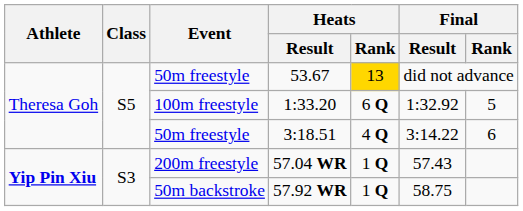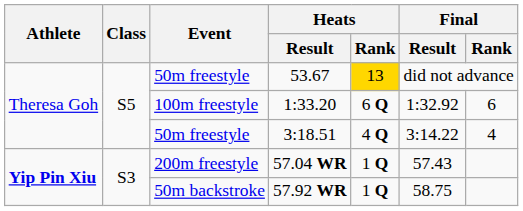(492, 105) 5 -> (492, 105) 6
(492, 134) 6 -> (492, 134) 4
